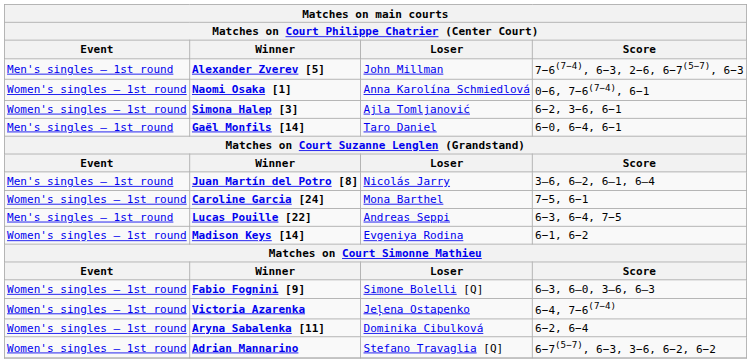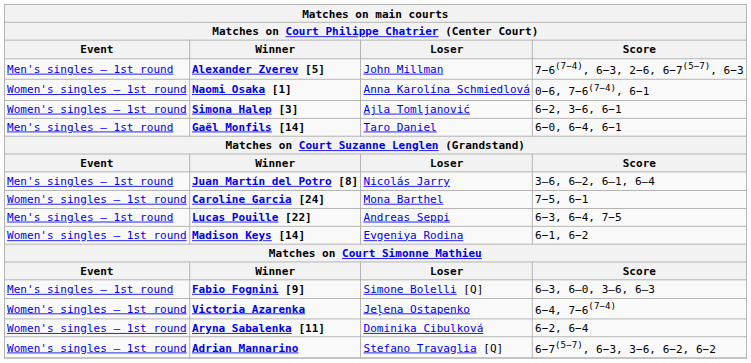(97, 289) Women's singles – 1st round -> (90, 289) Men's singles – 1st round
